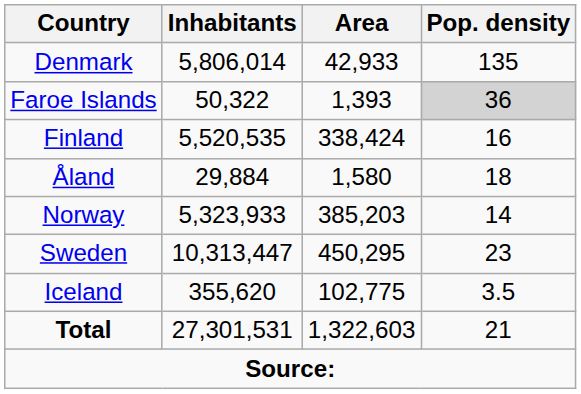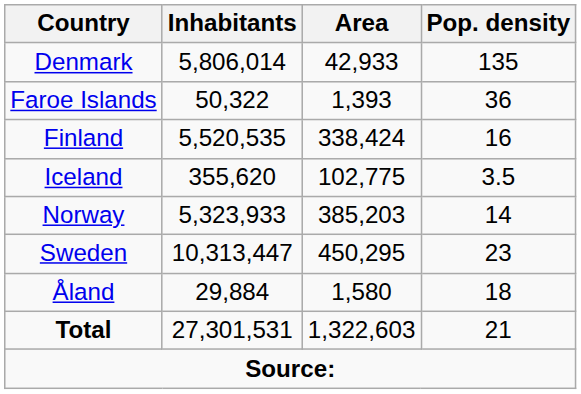(498, 100) lightgrey background -> (498, 100) no background
rows swapped: (84, 291) <-> (83, 176)
